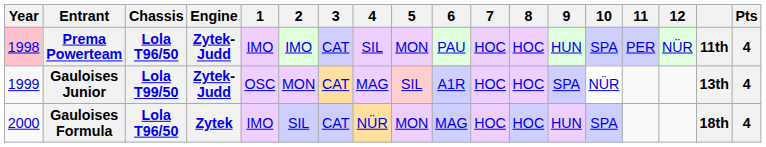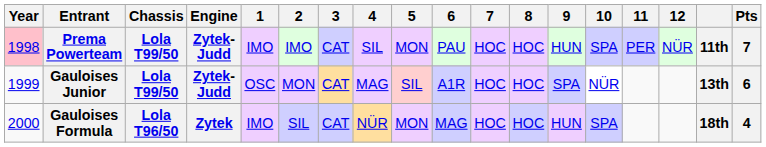(156, 47) Lola T96/50 -> (156, 47) Lola T99/50
(747, 47) 4 -> (747, 47) 7
(747, 85) 4 -> (747, 85) 6
